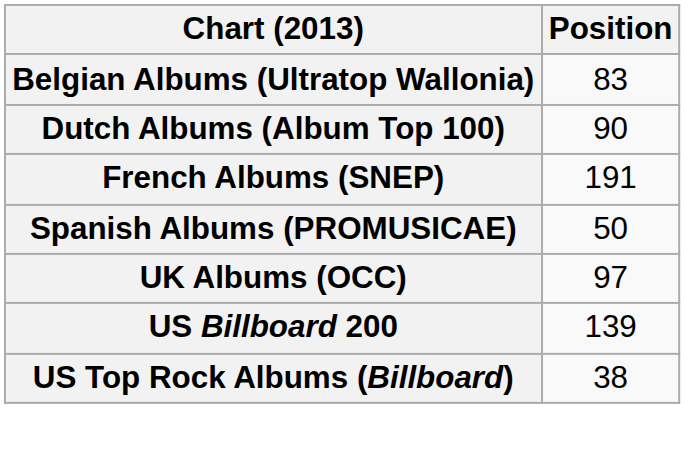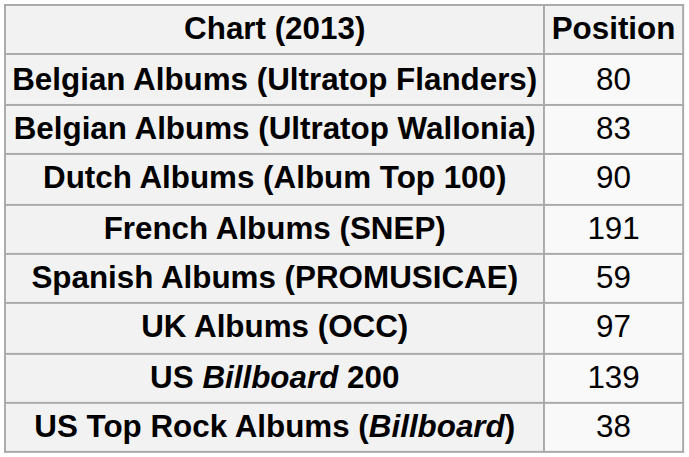+ row: (275, 79)
(611, 228) 50 -> (614, 278) 59
